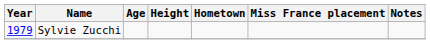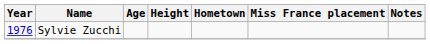(20, 30) 1979 -> (20, 30) 1976
